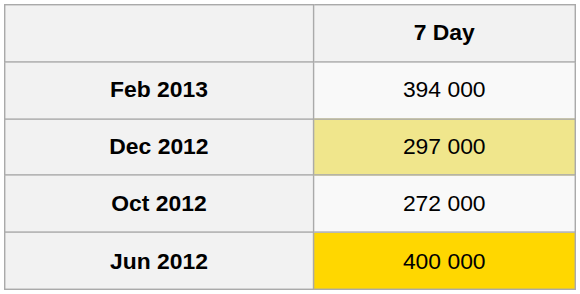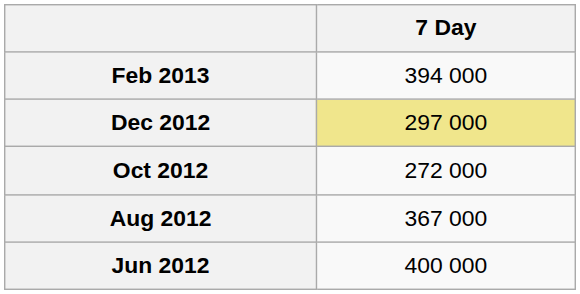+ row: (161, 217)
(444, 260) gold background -> (446, 265) no background
